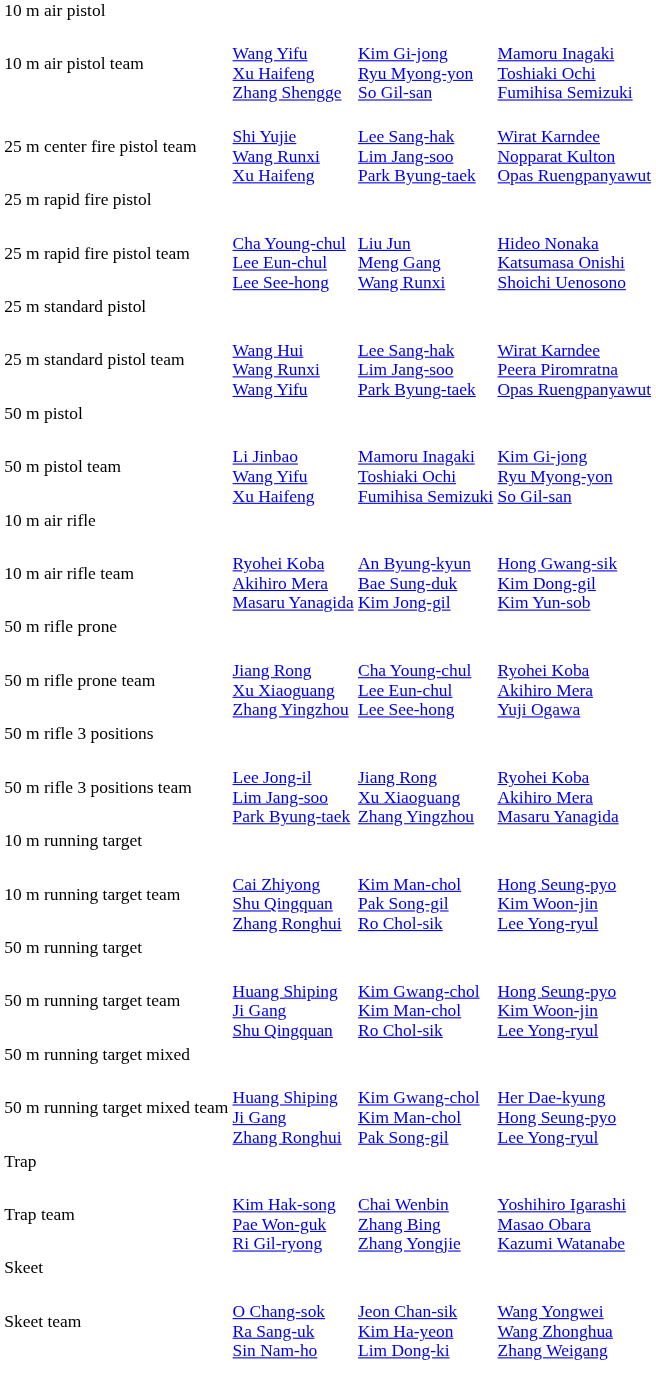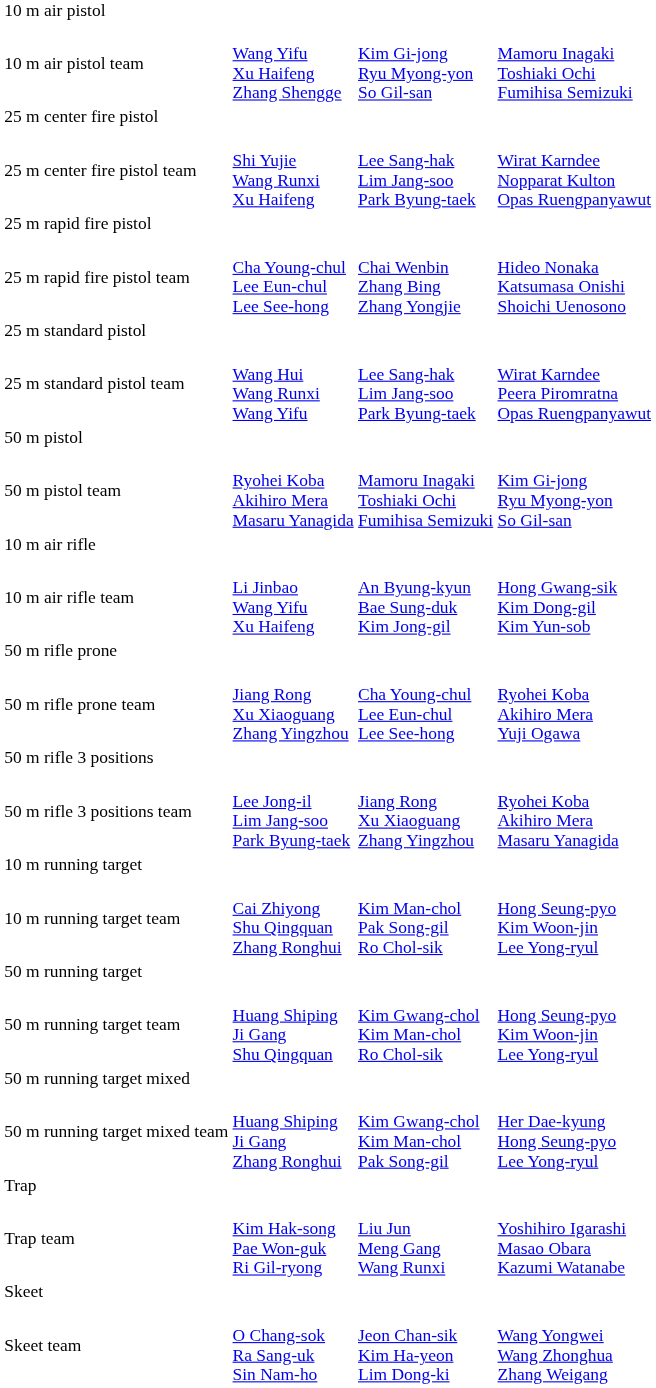+ row: (81, 116)
(402, 262) Liu Jun Meng Gang Wang Runxi -> (409, 286) Chai Wenbin Zhang Bing Zhang Yongjie
(273, 476) Li Jinbao Wang Yifu Xu Haifeng -> (293, 500) Ryohei Koba Akihiro Mera Masaru Yanagida
(293, 583) Ryohei Koba Akihiro Mera Masaru Yanagida -> (273, 607) Li Jinbao Wang Yifu Xu Haifeng
(409, 1224) Chai Wenbin Zhang Bing Zhang Yongjie -> (402, 1248) Liu Jun Meng Gang Wang Runxi
